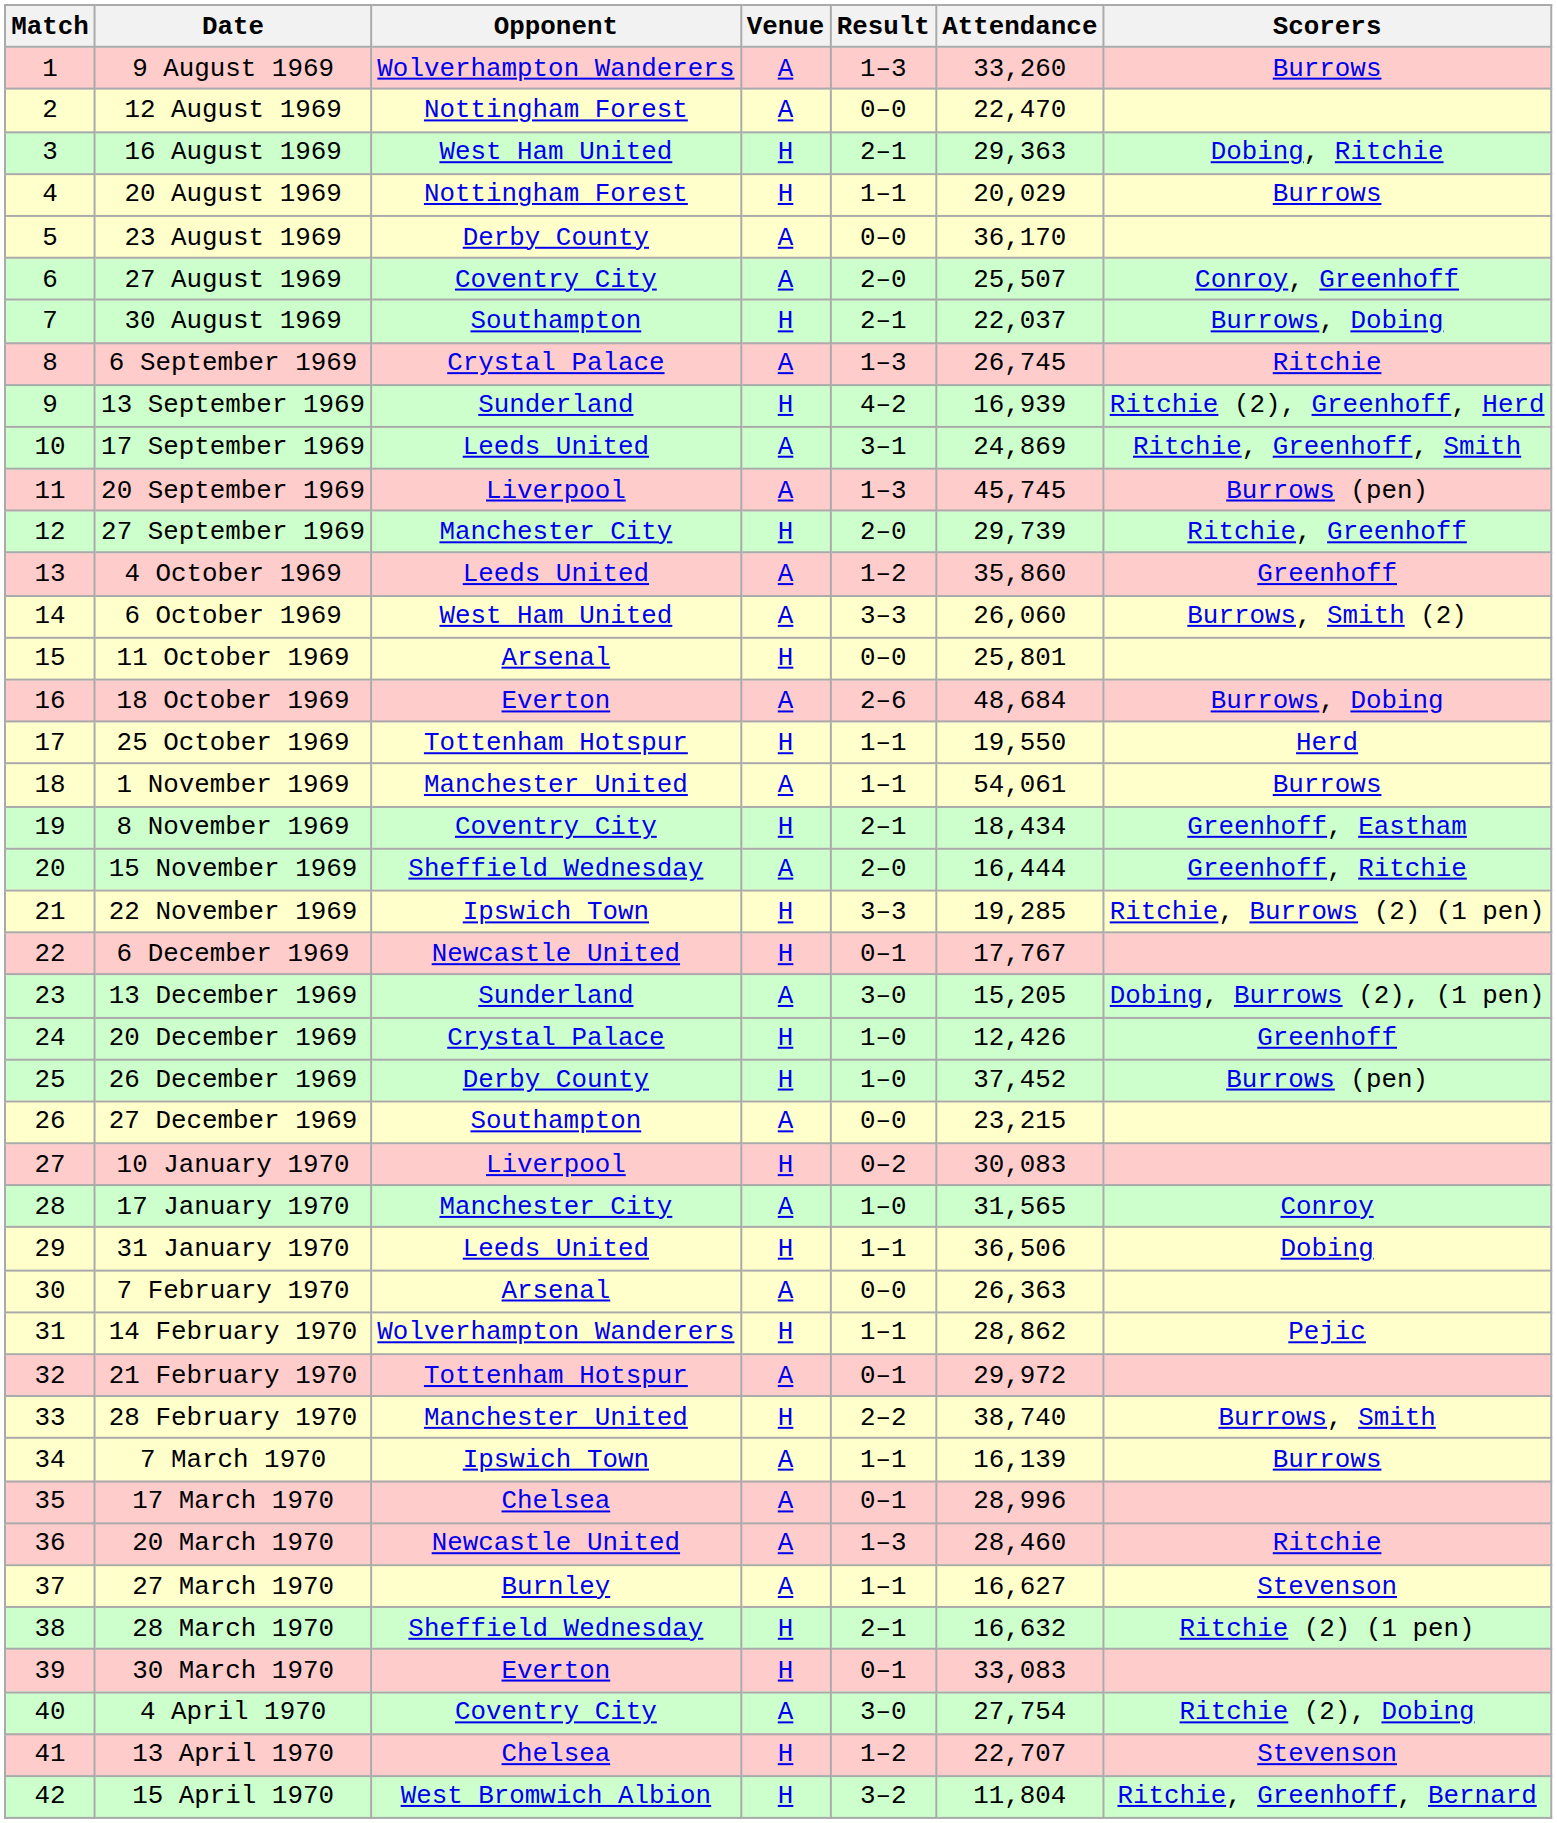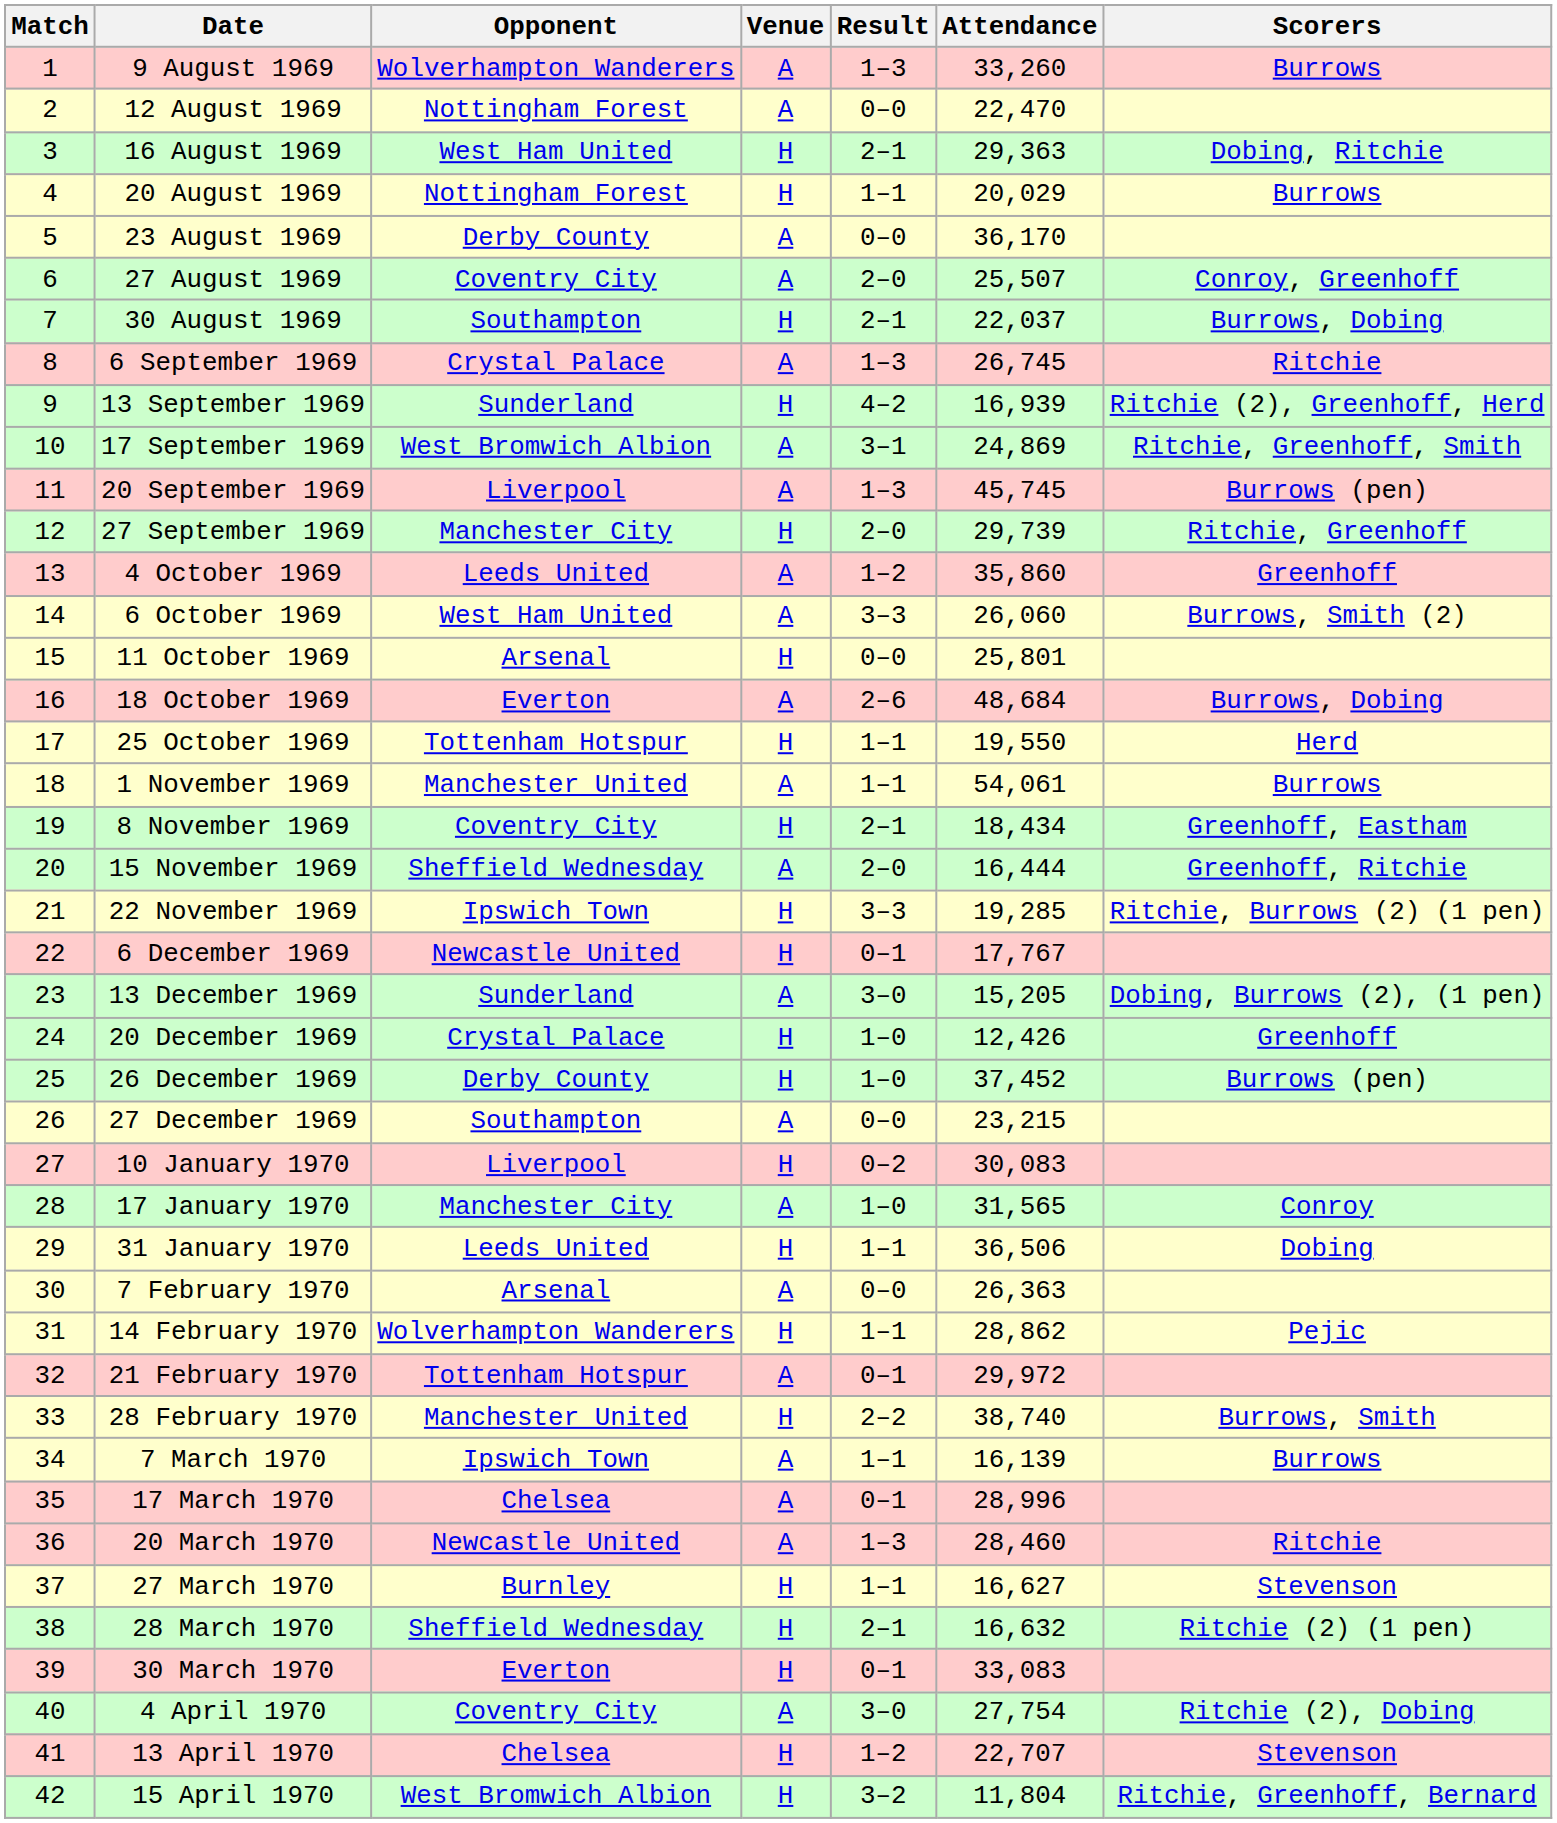(556, 448) Leeds United -> (556, 448) West Bromwich Albion
(786, 1586) A -> (786, 1586) H
